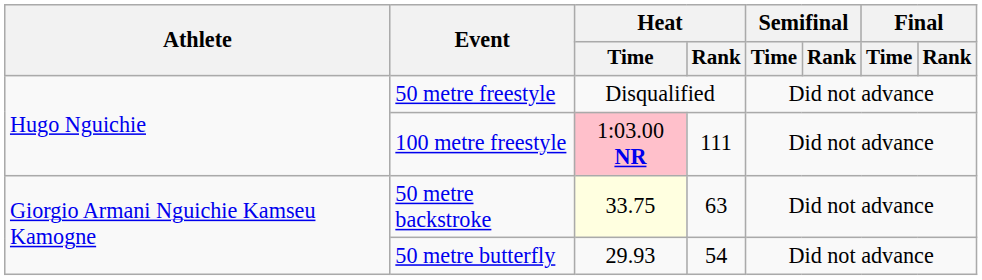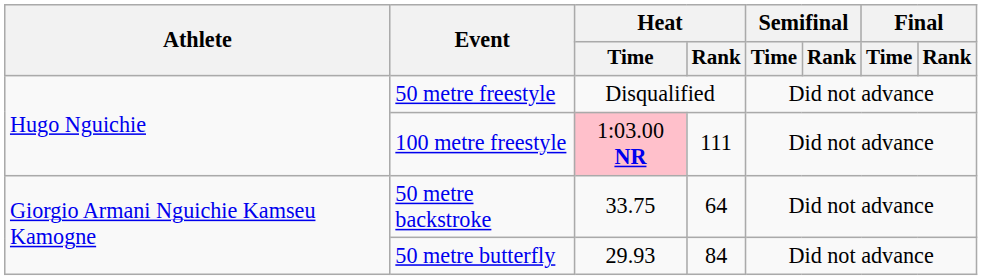(630, 206) lightyellow background -> (630, 206) no background
(716, 206) 63 -> (716, 206) 64
(716, 256) 54 -> (716, 256) 84
